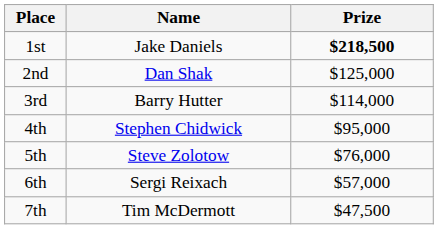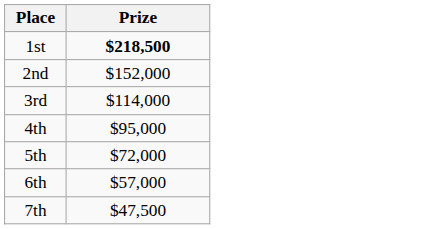- column: (178, 18)
(362, 73) $125,000 -> (138, 73) $152,000
(362, 155) $76,000 -> (138, 155) $72,000
